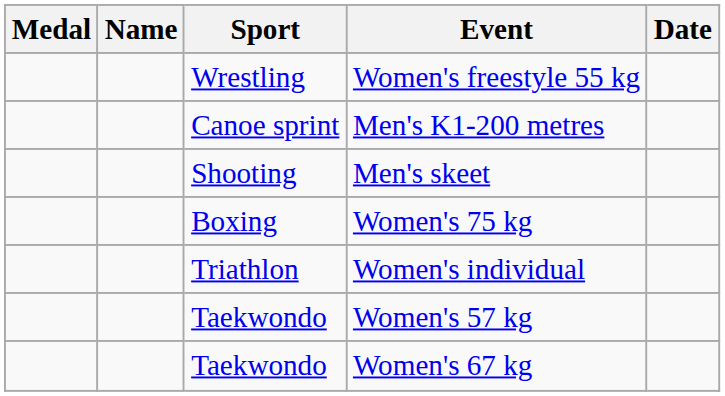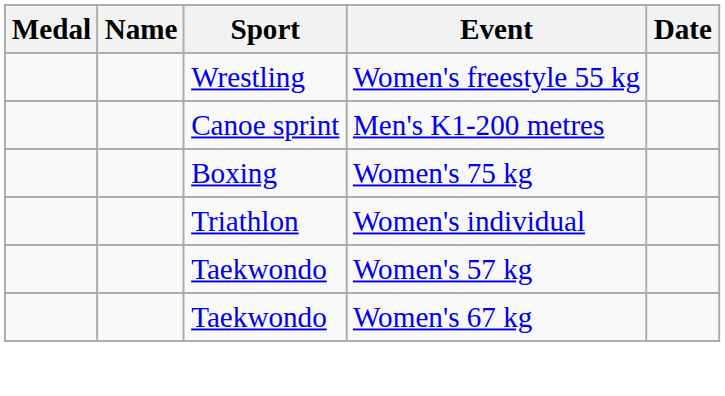- row: (422, 173)
